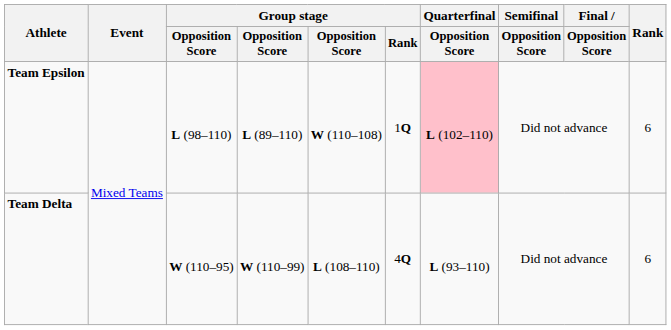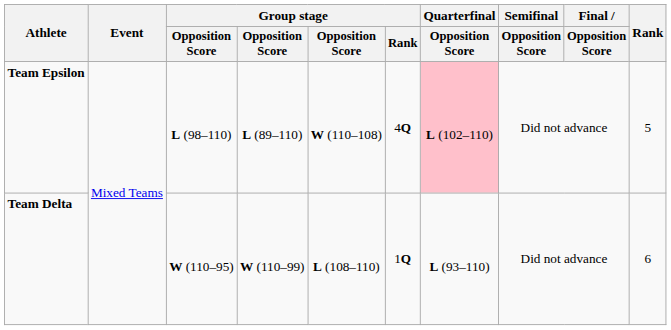(403, 127) 1Q -> (403, 127) 4Q
(648, 127) 6 -> (648, 127) 5
(403, 259) 4Q -> (403, 259) 1Q
